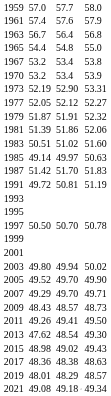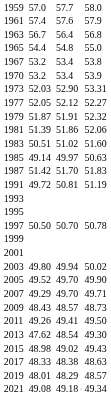(40, 89) 52.19 -> (40, 89) 52.03
(40, 362) 48.36 -> (40, 362) 48.33
